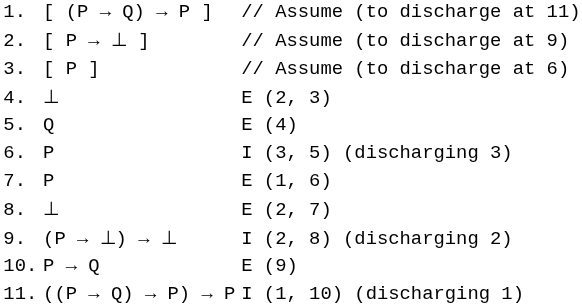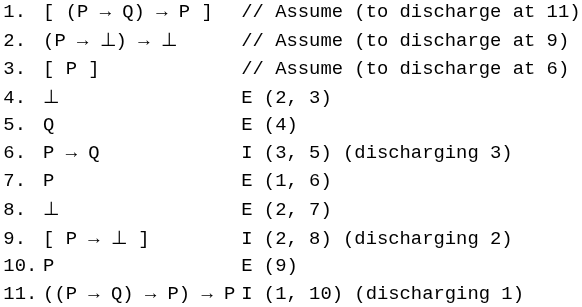(96, 41) [ P → ⊥ ] -> (110, 41) (P → ⊥) → ⊥
(49, 153) P -> (71, 153) P → Q
(110, 238) (P → ⊥) → ⊥ -> (96, 238) [ P → ⊥ ]
(71, 266) P → Q -> (49, 266) P
